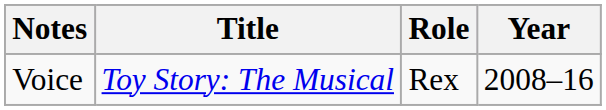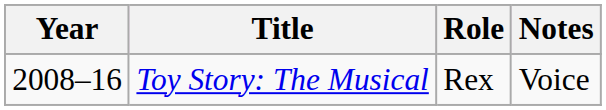columns swapped: (539, 29) <-> (50, 29)
